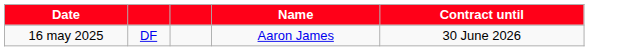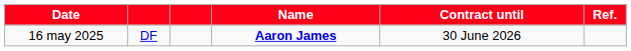+ column: (605, 15)
(296, 36) normal -> (296, 36) bold
